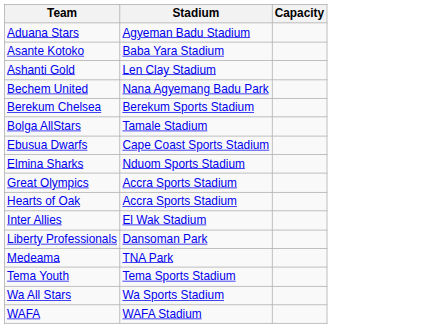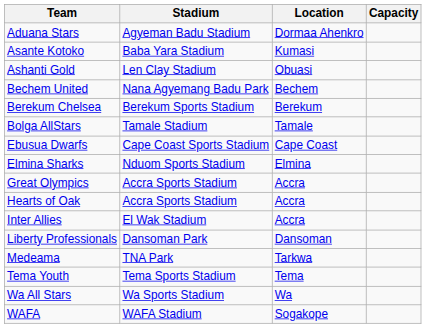+ column: (319, 13)
